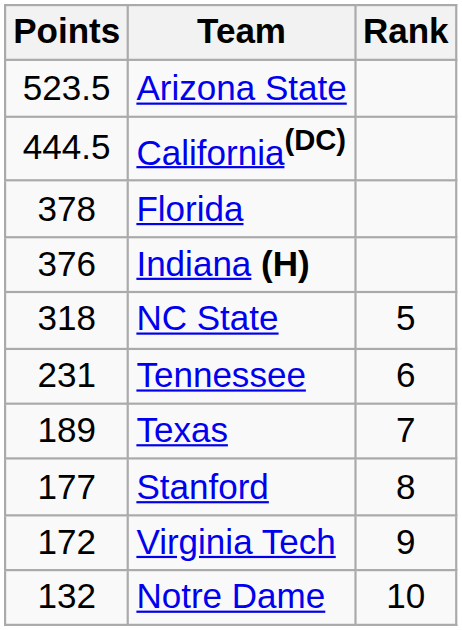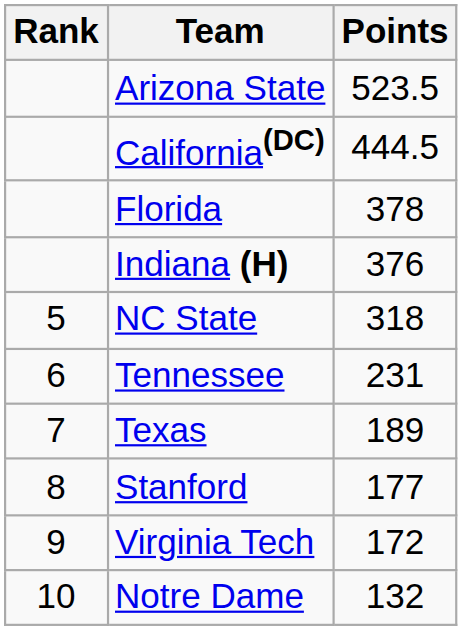columns swapped: (406, 32) <-> (67, 32)
